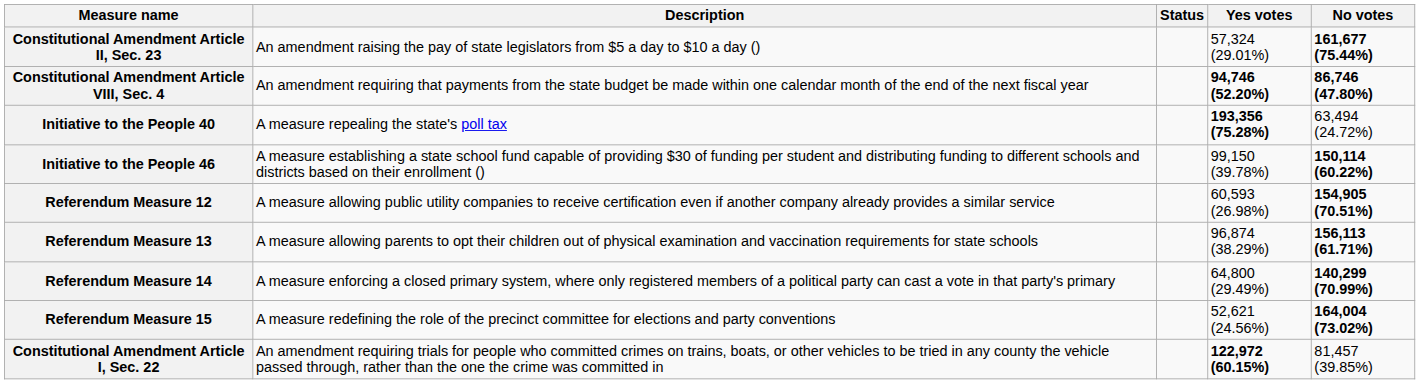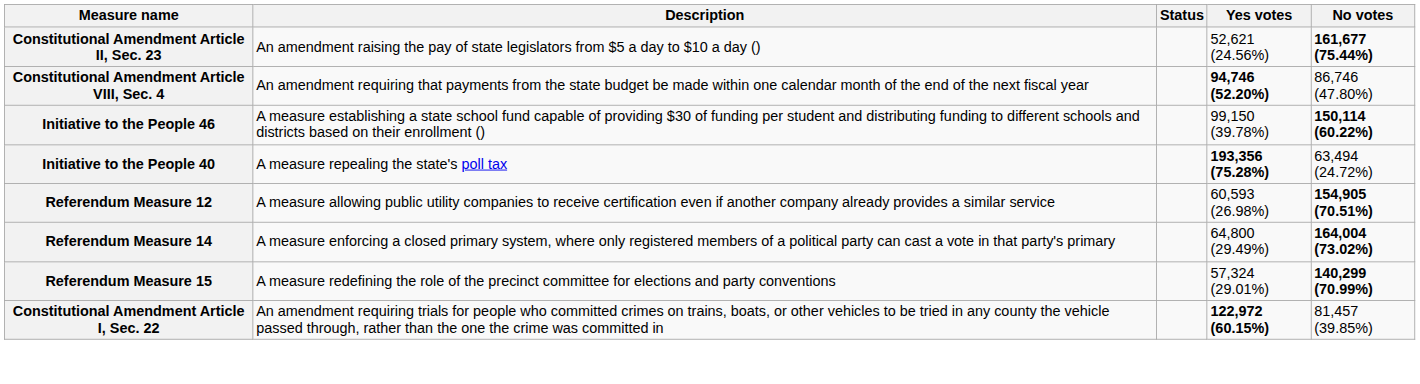(1240, 46) 57,324 (29.01%) -> (1240, 46) 52,621 (24.56%)
(1344, 85) bold -> (1344, 85) normal
rows swapped: (129, 124) <-> (129, 163)
- row: (129, 242)
(1344, 281) 140,299 (70.99%) -> (1344, 242) 164,004 (73.02%)
(1240, 320) 52,621 (24.56%) -> (1240, 281) 57,324 (29.01%)
(1344, 320) 164,004 (73.02%) -> (1344, 281) 140,299 (70.99%)
